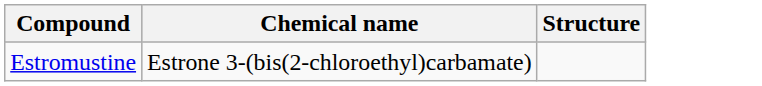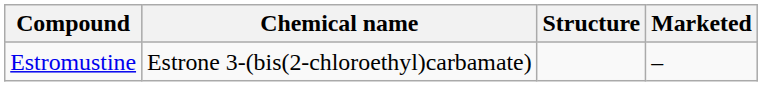+ column: (701, 23)
